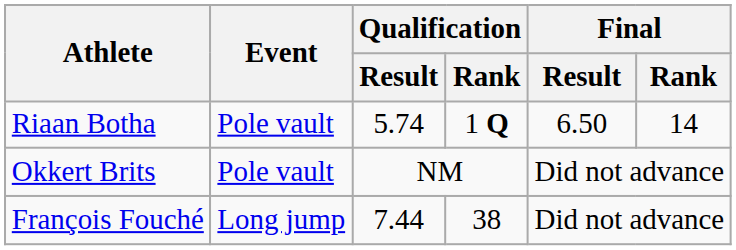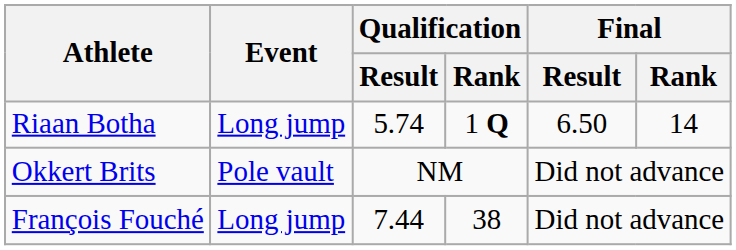(276, 124) Pole vault -> (281, 124) Long jump
